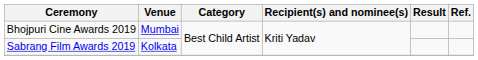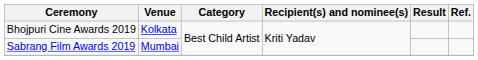(160, 30) Mumbai -> (159, 30) Kolkata
(159, 47) Kolkata -> (160, 47) Mumbai
